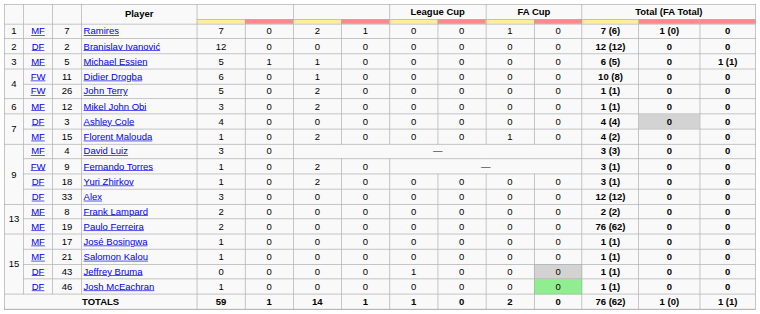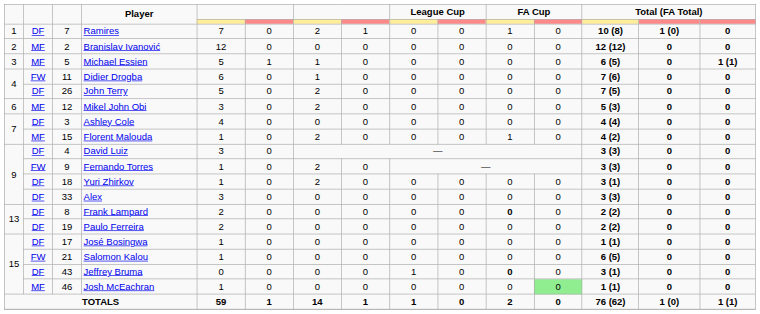(38, 32) MF -> (38, 32) DF
(610, 32) 7 (6) -> (610, 32) 10 (8)
(38, 47) DF -> (38, 47) MF
(610, 77) 10 (8) -> (610, 77) 7 (6)
(38, 92) FW -> (38, 92) DF
(610, 92) 1 (1) -> (610, 92) 7 (5)
(610, 107) 1 (1) -> (610, 107) 5 (3)
(669, 122) lightgrey background -> (669, 122) no background
(38, 152) MF -> (38, 152) DF
(610, 167) 3 (1) -> (610, 167) 3 (3)
(610, 197) 12 (12) -> (610, 197) 3 (3)
(38, 212) MF -> (38, 212) DF
(510, 212) normal -> (510, 212) bold
(38, 227) MF -> (38, 227) DF
(610, 227) 76 (62) -> (610, 227) 2 (2)
(38, 242) MF -> (38, 242) DF
(38, 257) MF -> (38, 257) FW
(610, 257) 1 (1) -> (610, 257) 6 (5)
(510, 272) normal -> (510, 272) bold
(558, 272) lightgrey background -> (558, 272) no background
(610, 272) 1 (1) -> (610, 272) 3 (1)
(38, 287) DF -> (38, 287) MF
